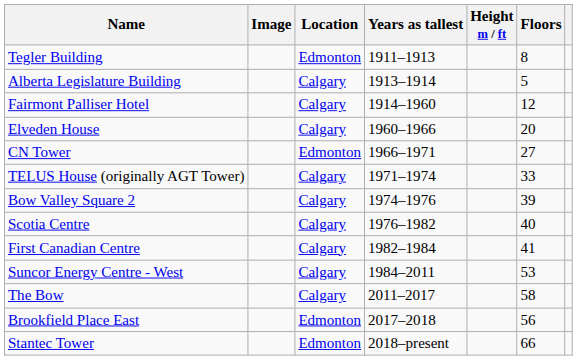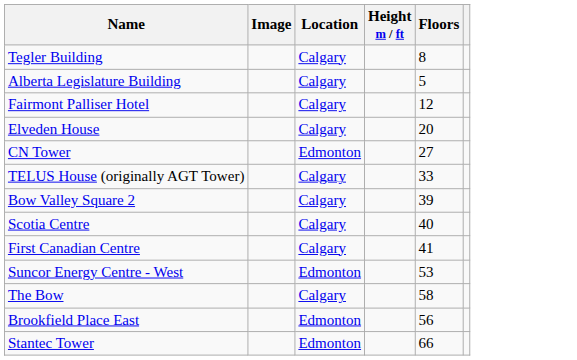- column: (416, 24)
(330, 57) Edmonton -> (322, 57) Calgary
(322, 271) Calgary -> (330, 271) Edmonton
